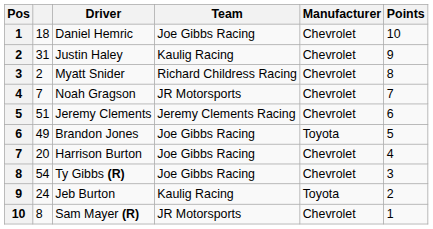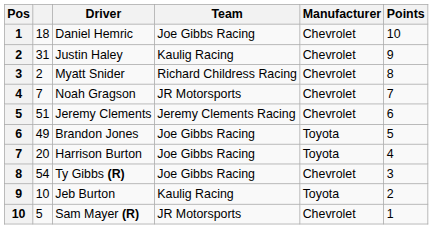(329, 153) Chevrolet -> (321, 153) Toyota
(43, 193) 24 -> (43, 193) 10
(39, 213) 8 -> (39, 213) 5
